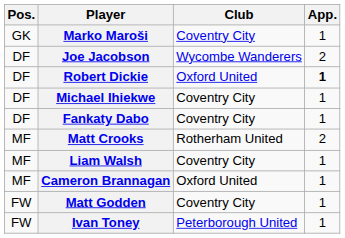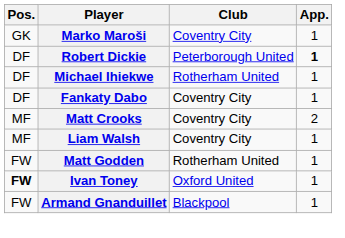- row: (106, 56)
(217, 77) Oxford United -> (233, 56) Peterborough United
(216, 98) Coventry City -> (226, 77) Rotherham United
(230, 139) Rotherham United -> (212, 118) Coventry City
- row: (106, 181)
(216, 202) Coventry City -> (226, 160) Rotherham United
(21, 222) normal -> (21, 181) bold
(237, 222) Peterborough United -> (213, 181) Oxford United
+ row: (104, 202)
